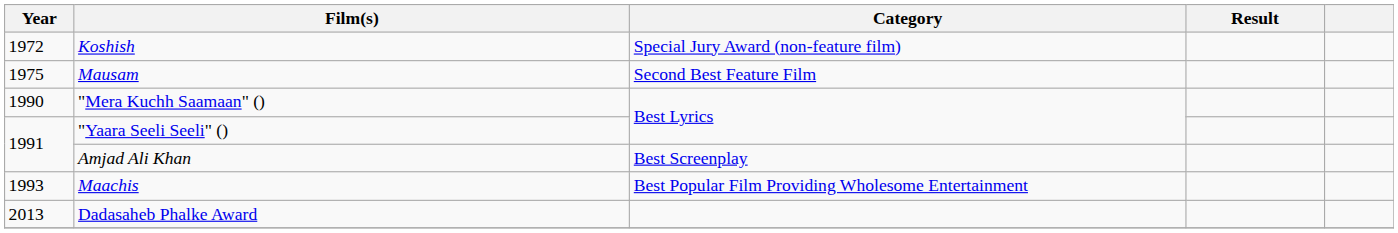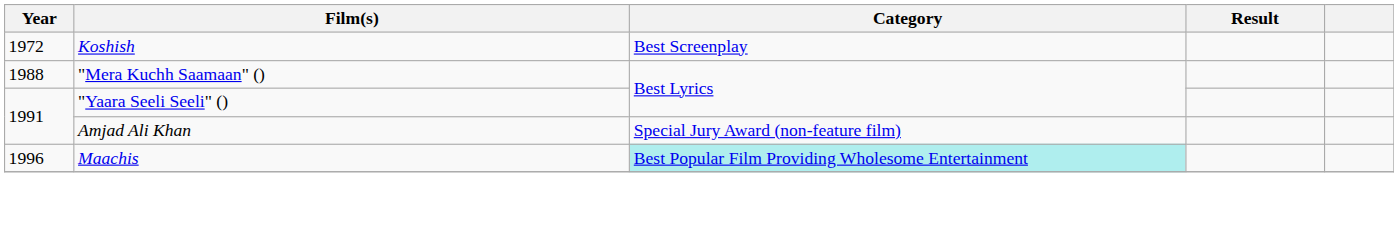(767, 46) Special Jury Award (non-feature film) -> (691, 46) Best Screenplay
- row: (108, 74)
(26, 102) 1990 -> (26, 74) 1988
(691, 158) Best Screenplay -> (767, 130) Special Jury Award (non-feature film)
(26, 185) 1993 -> (26, 158) 1996
(831, 185) no background -> (831, 158) paleturquoise background
- row: (168, 213)
